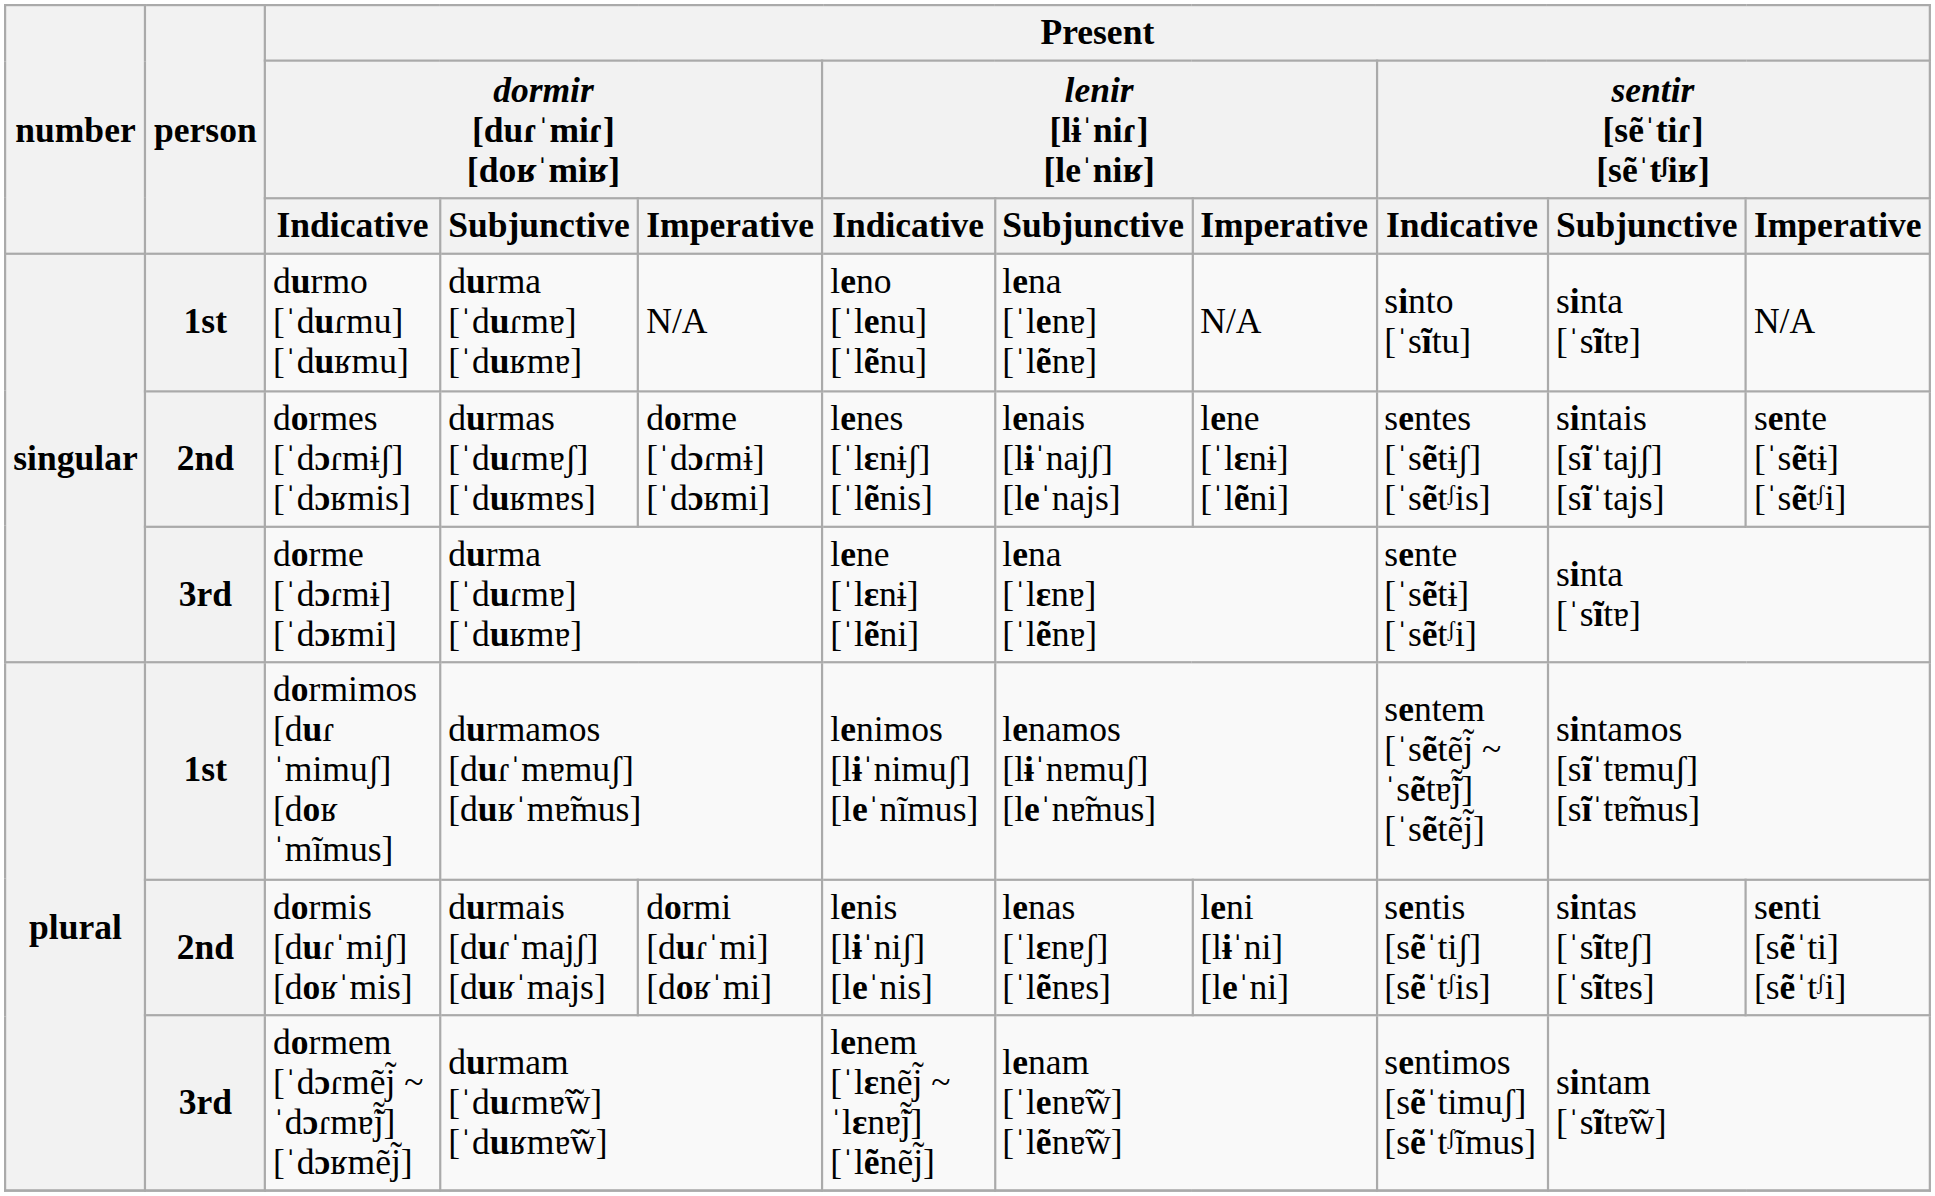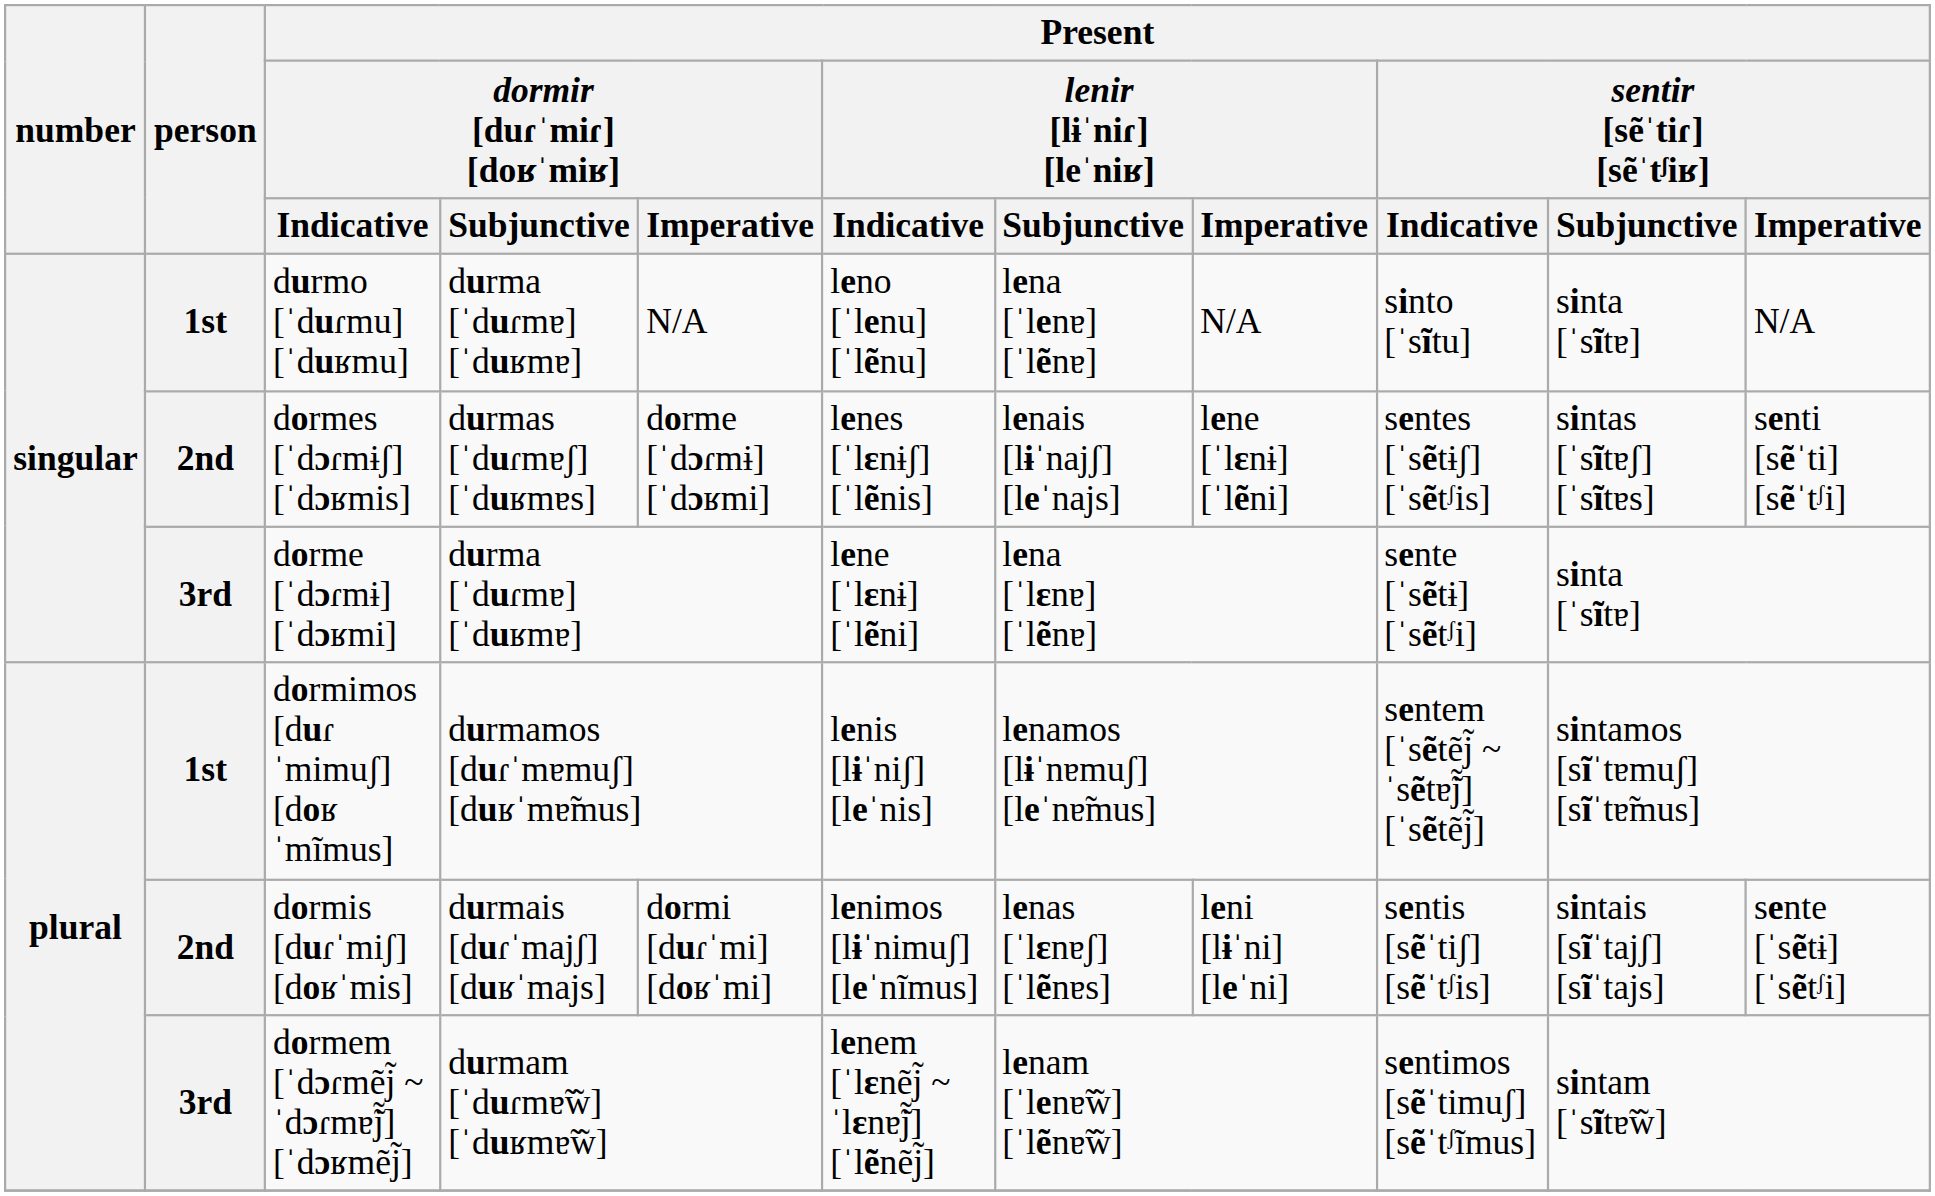(1610, 457) sintais [sĩˈtajʃ] [sĩˈtajs] -> (1605, 457) sintas [ˈsĩtɐʃ] [ˈsĩtɐs]
(1800, 457) sente [ˈsẽtɨ] [ˈsẽtᶴi] -> (1800, 457) senti [sẽˈti] [sẽˈtᶴi]
(904, 770) lenimos [lɨˈnimuʃ] [leˈnĩmus] -> (882, 770) lenis [lɨˈniʃ] [leˈnis]
(882, 946) lenis [lɨˈniʃ] [leˈnis] -> (904, 946) lenimos [lɨˈnimuʃ] [leˈnĩmus]
(1605, 946) sintas [ˈsĩtɐʃ] [ˈsĩtɐs] -> (1610, 946) sintais [sĩˈtajʃ] [sĩˈtajs]
(1800, 946) senti [sẽˈti] [sẽˈtᶴi] -> (1800, 946) sente [ˈsẽtɨ] [ˈsẽtᶴi]
